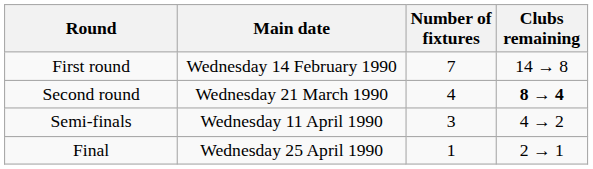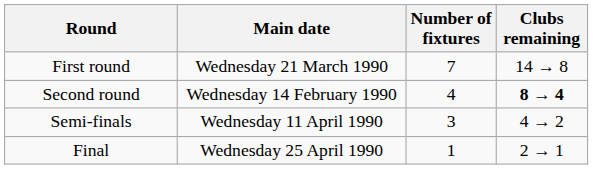(292, 66) Wednesday 14 February 1990 -> (292, 66) Wednesday 21 March 1990
(292, 94) Wednesday 21 March 1990 -> (292, 94) Wednesday 14 February 1990
